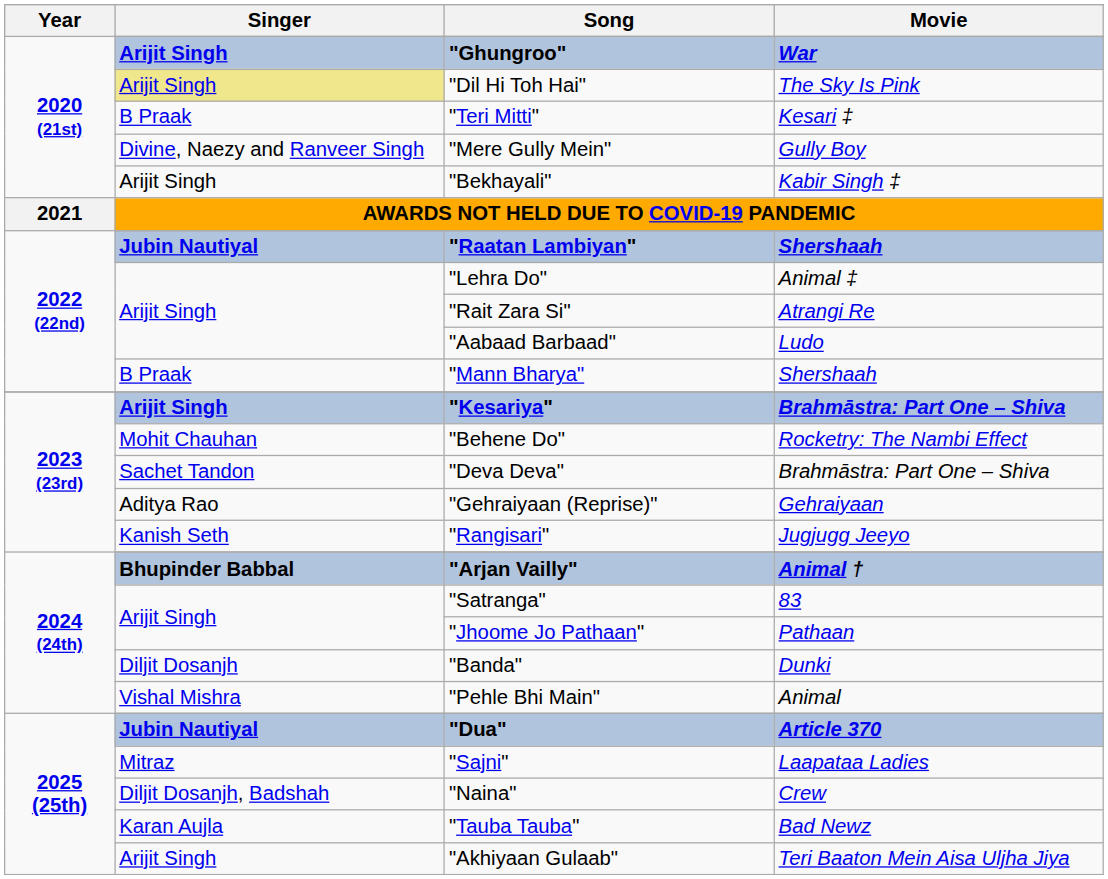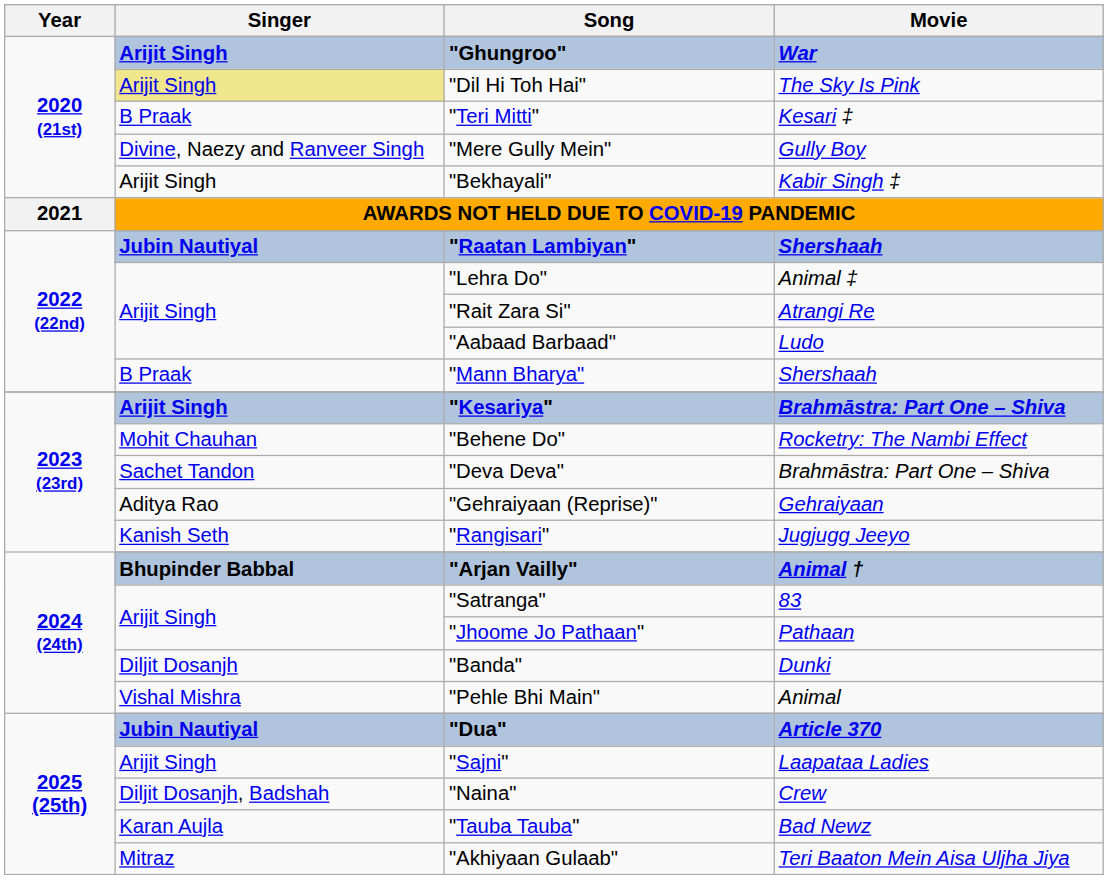(147, 761) Mitraz -> (168, 761) Arijit Singh
(168, 858) Arijit Singh -> (147, 858) Mitraz
